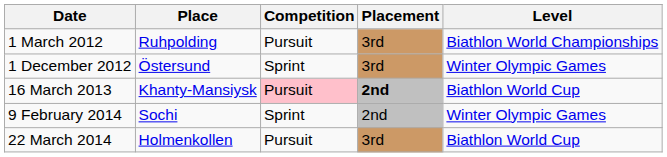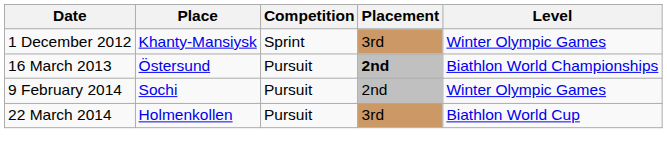- row: (56, 41)
(174, 66) Östersund -> (198, 41) Khanty-Mansiysk
(198, 90) Khanty-Mansiysk -> (174, 66) Östersund
(288, 90) pink background -> (288, 66) no background
(513, 90) Biathlon World Cup -> (552, 66) Biathlon World Championships
(284, 115) Sprint -> (288, 90) Pursuit
